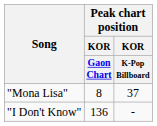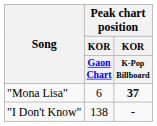(99, 93) 8 -> (99, 93) 6
(133, 93) normal -> (133, 93) bold
(99, 111) 136 -> (99, 111) 138
